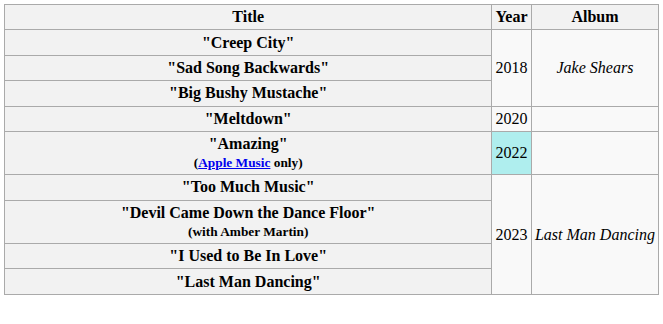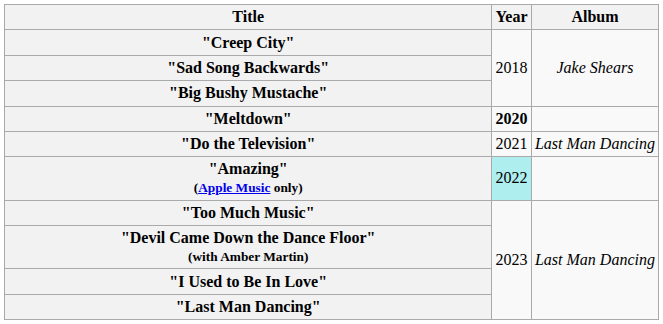(512, 118) normal -> (512, 118) bold
+ row: (248, 144)
